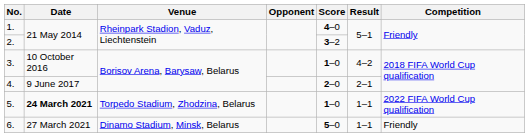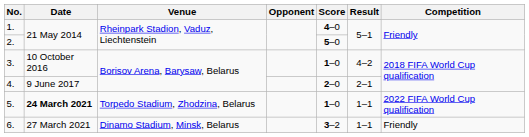(332, 42) 3–2 -> (332, 42) 5–0
(332, 125) 5–0 -> (332, 125) 3–2
